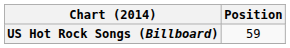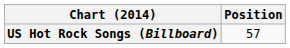(253, 34) 59 -> (253, 34) 57
